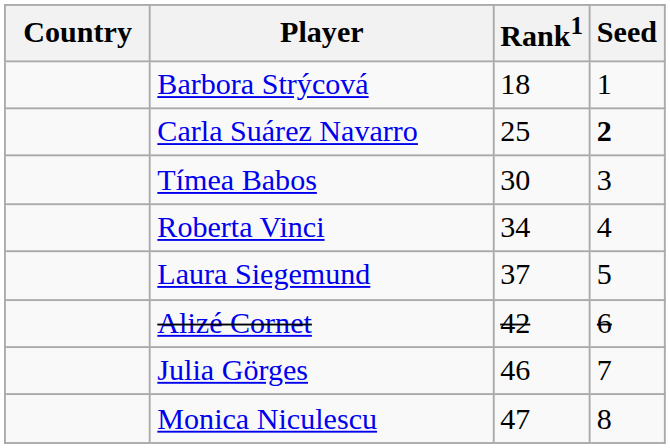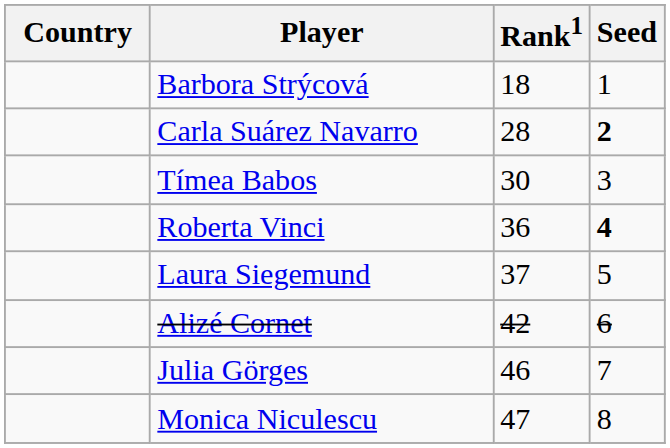(515, 131) 25 -> (515, 131) 28
(515, 227) 34 -> (515, 227) 36
(604, 227) normal -> (604, 227) bold
